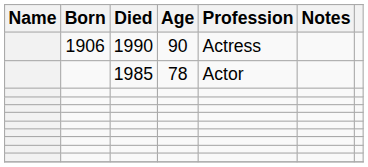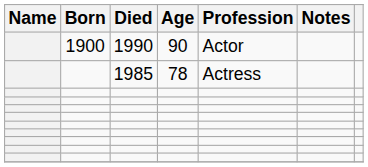(85, 46) 1906 -> (85, 46) 1900
(232, 46) Actress -> (223, 46) Actor
(223, 74) Actor -> (232, 74) Actress
